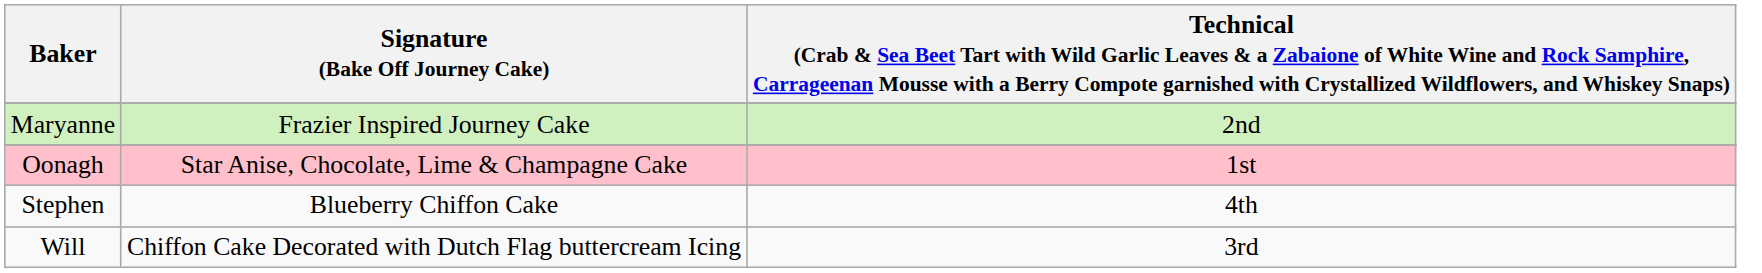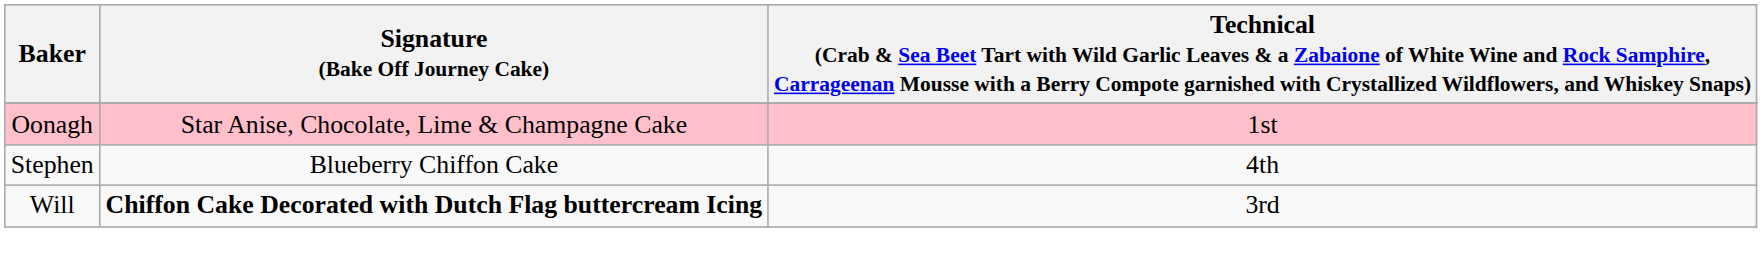- row: (63, 123)
(434, 246) normal -> (434, 205) bold
